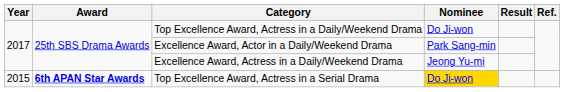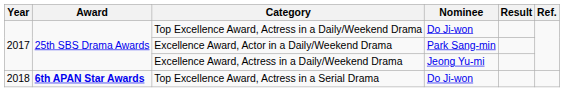(18, 78) 2015 -> (18, 78) 2018
(450, 78) gold background -> (450, 78) no background
